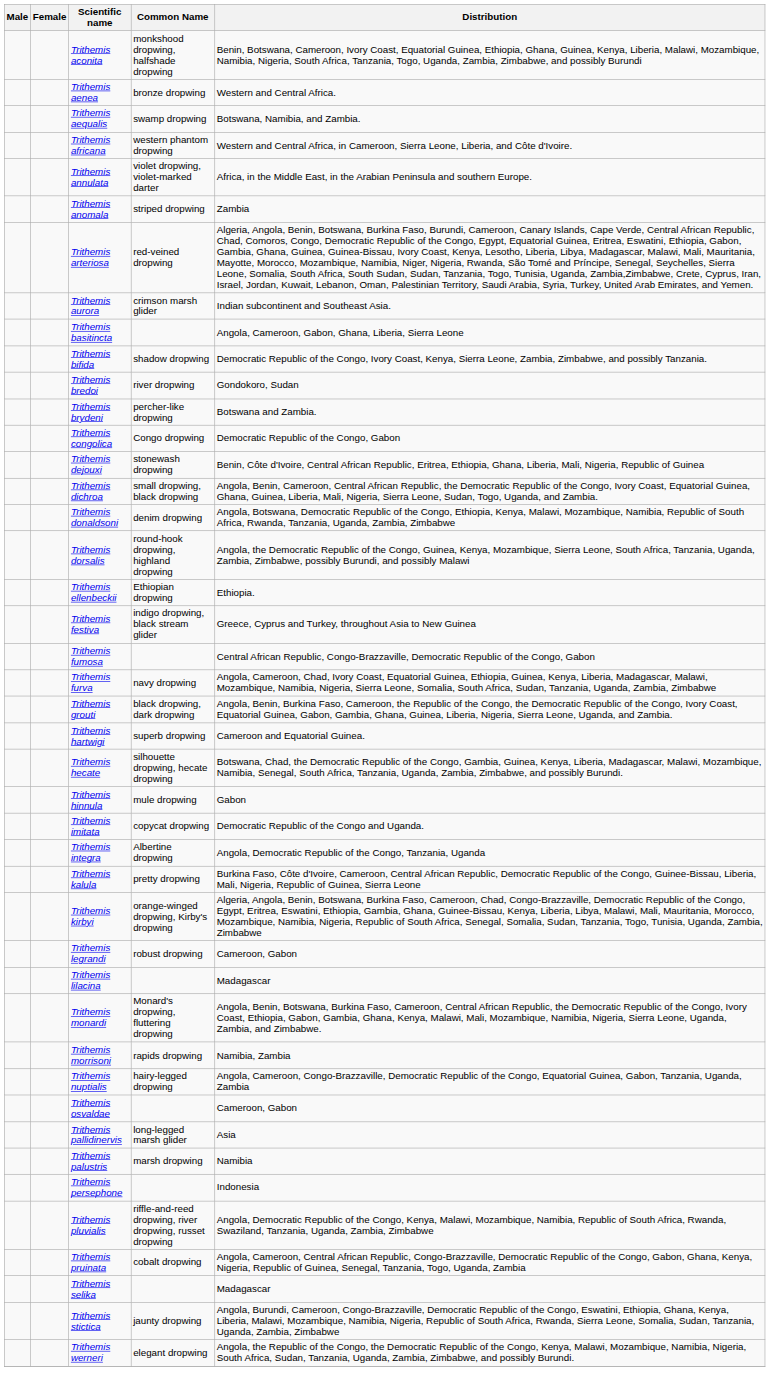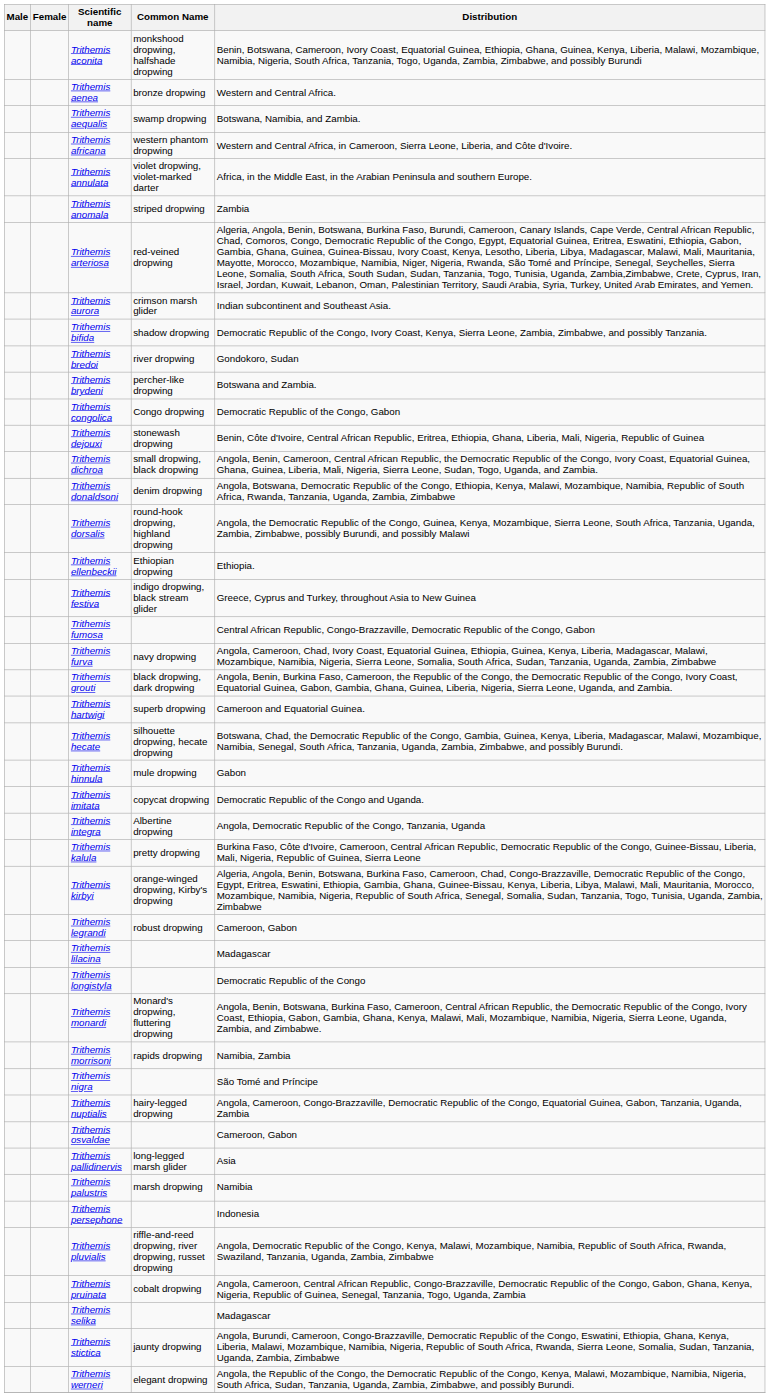- row: (92, 332)
+ row: (91, 980)
+ row: (91, 1082)
